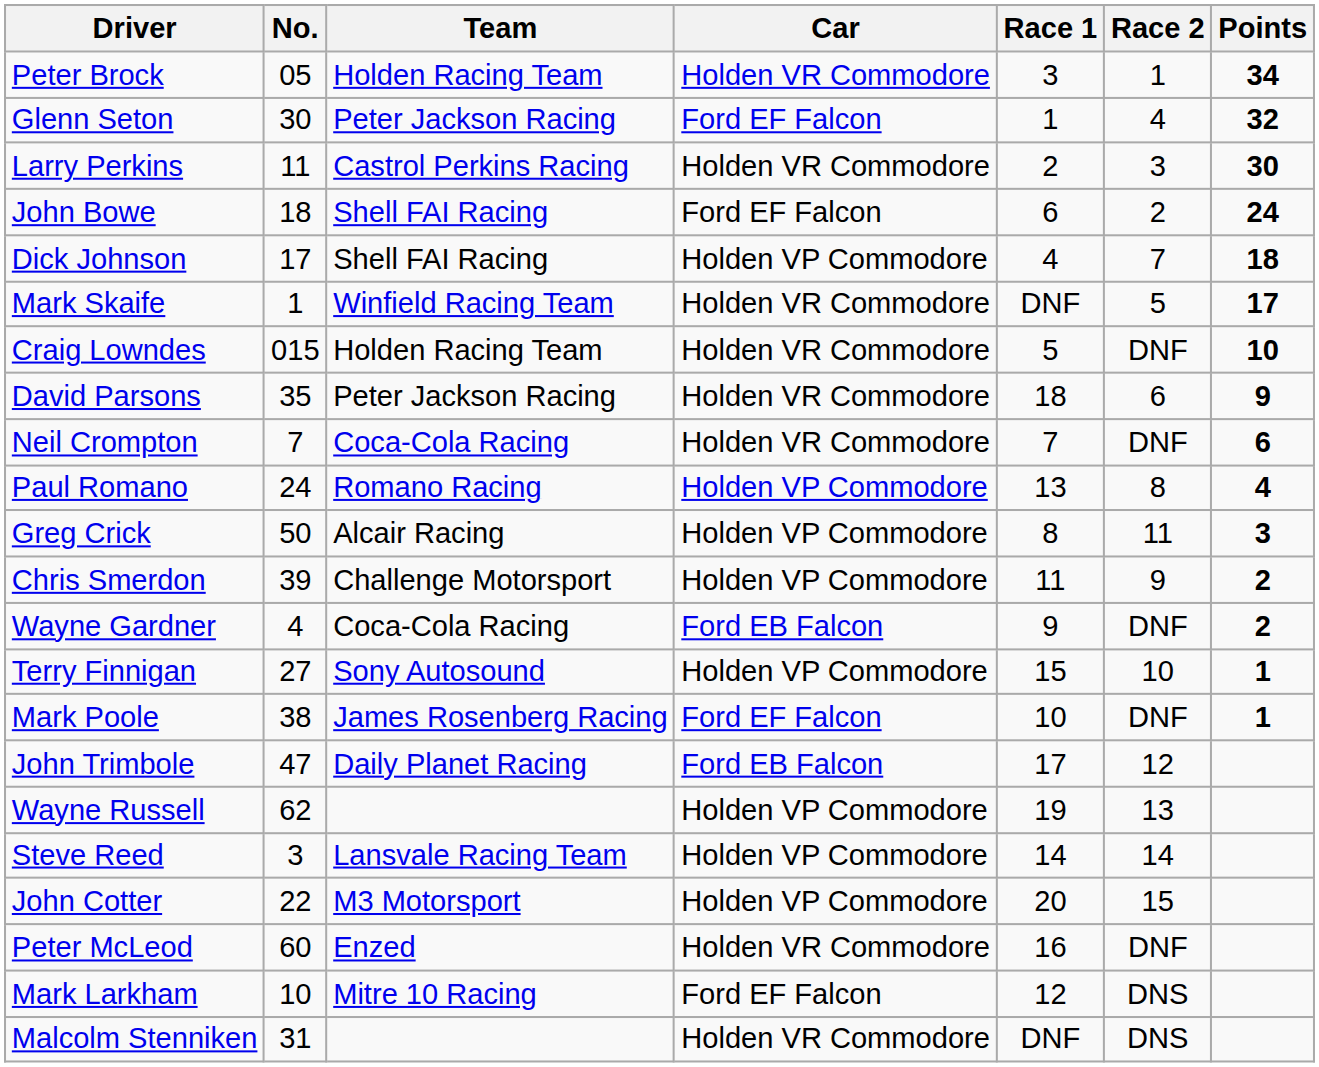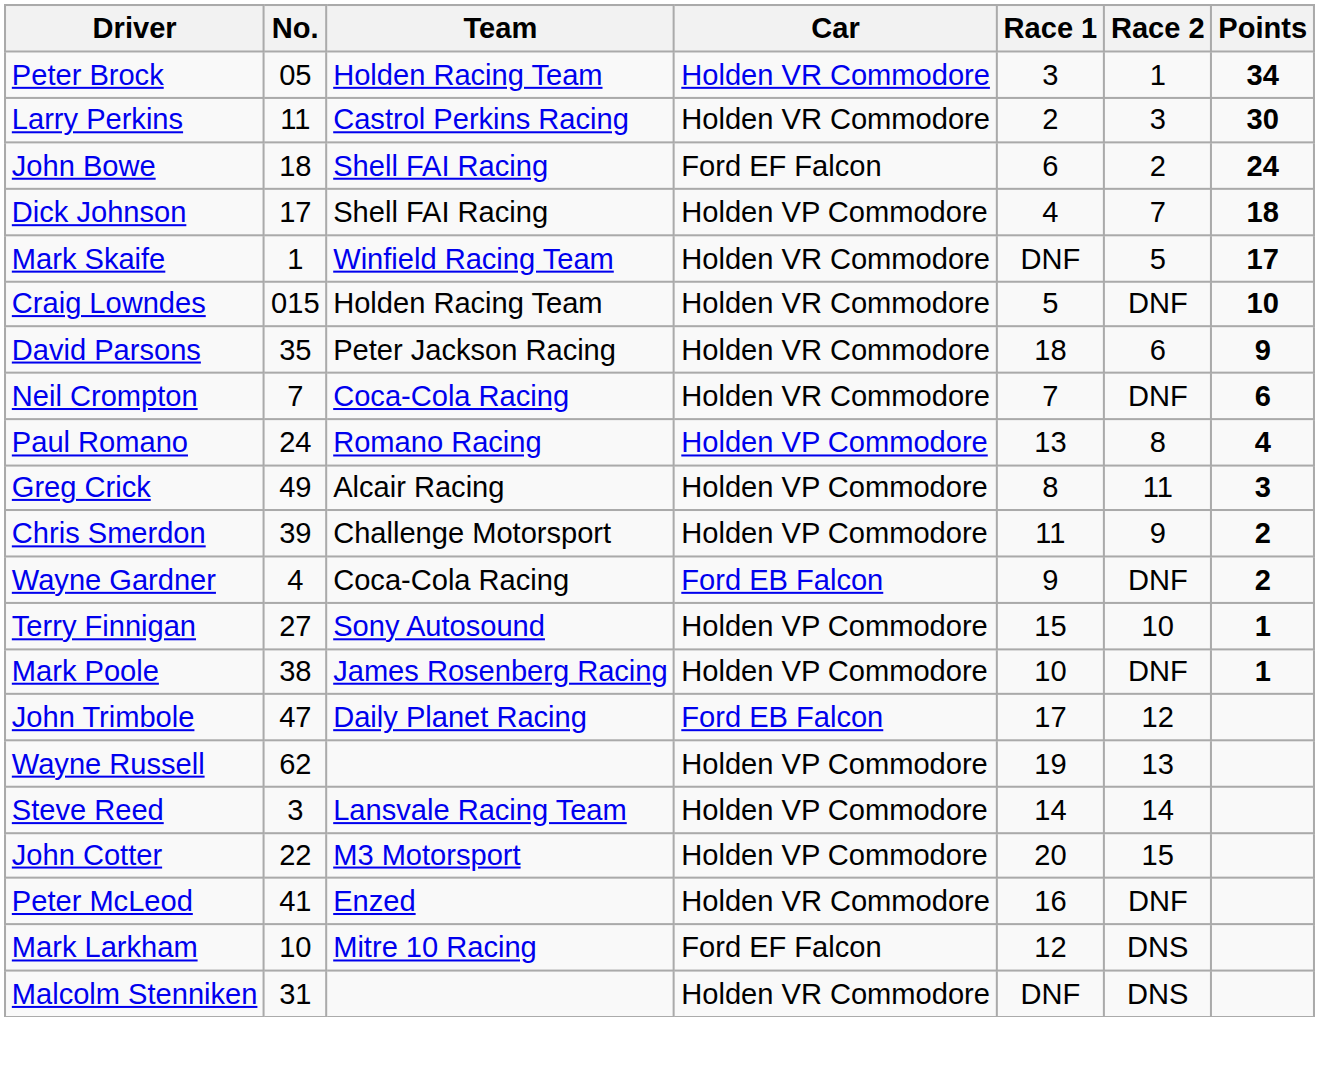- row: (93, 120)
(295, 534) 50 -> (295, 488) 49
(781, 718) Ford EF Falcon -> (835, 672) Holden VP Commodore
(295, 947) 60 -> (295, 902) 41
